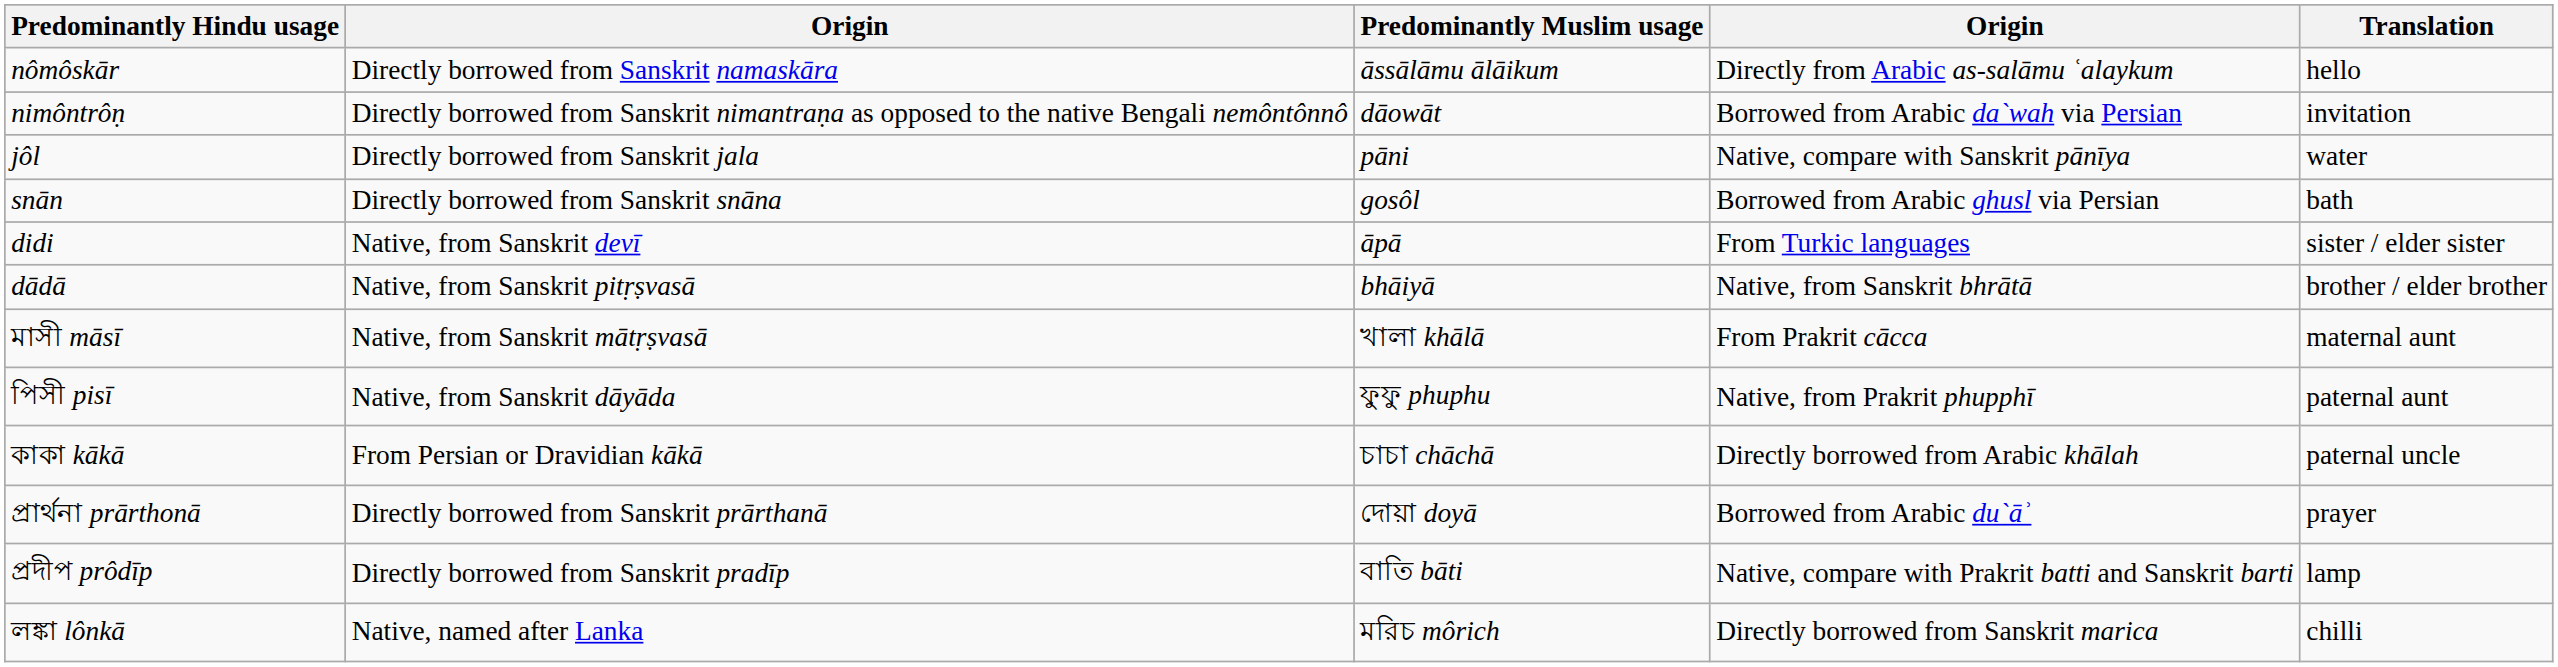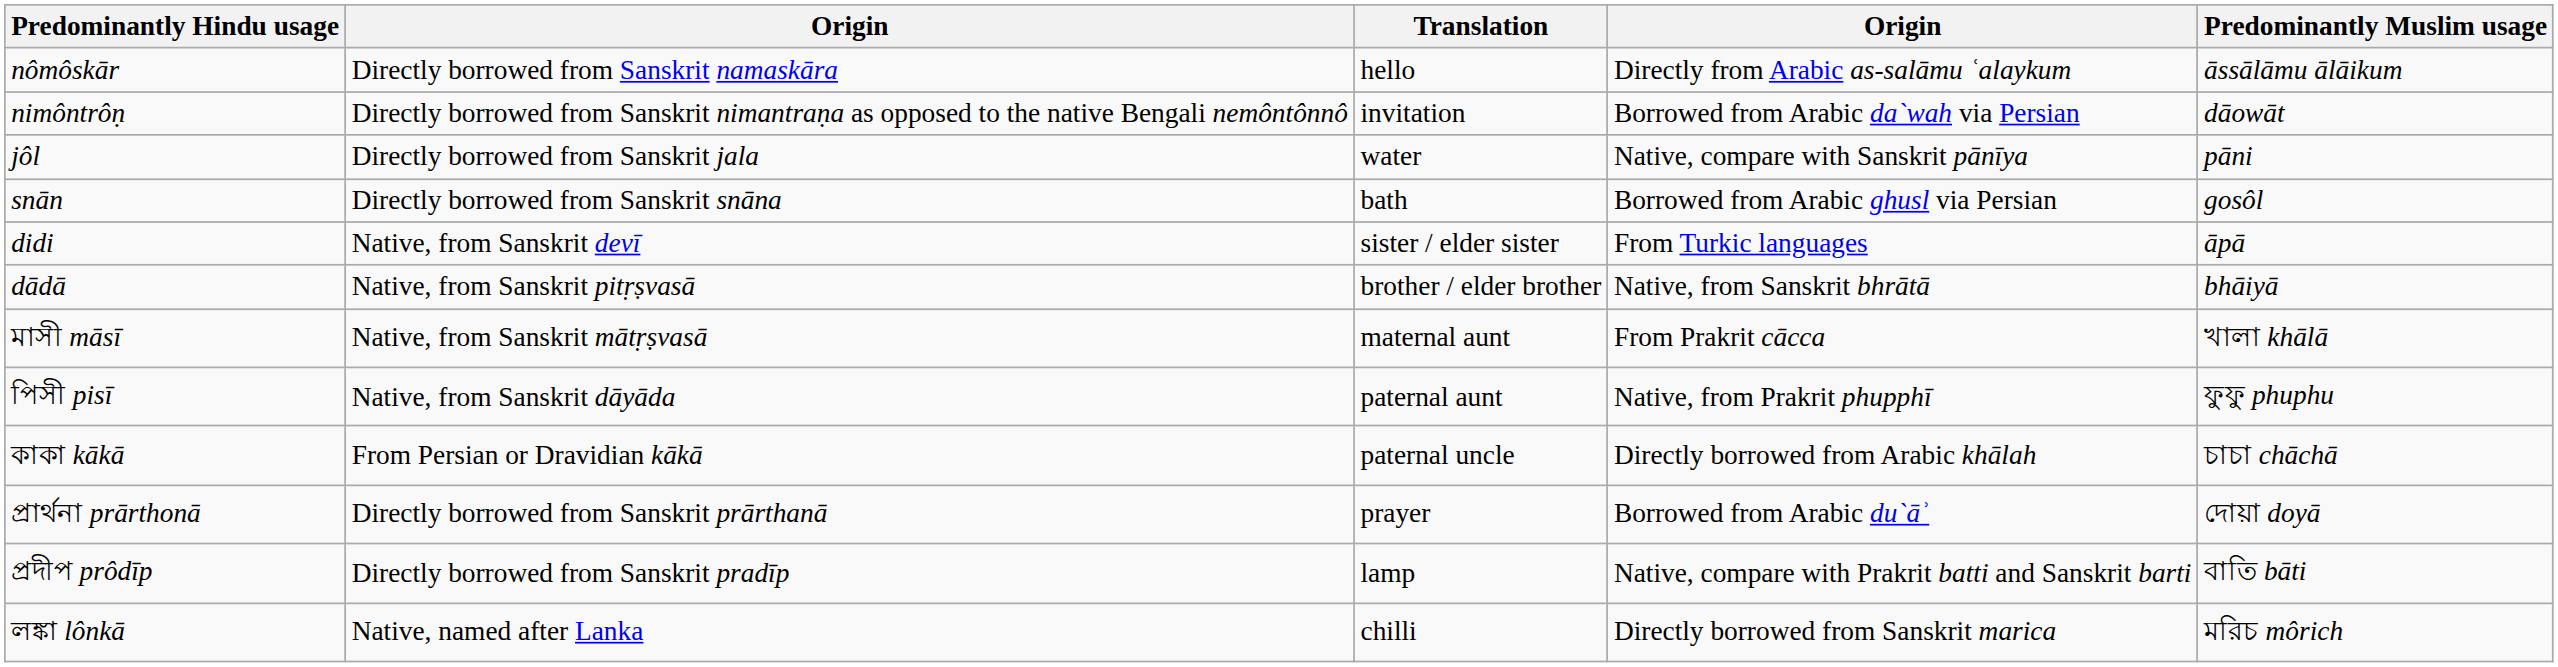columns swapped: (1532, 26) <-> (2427, 26)
